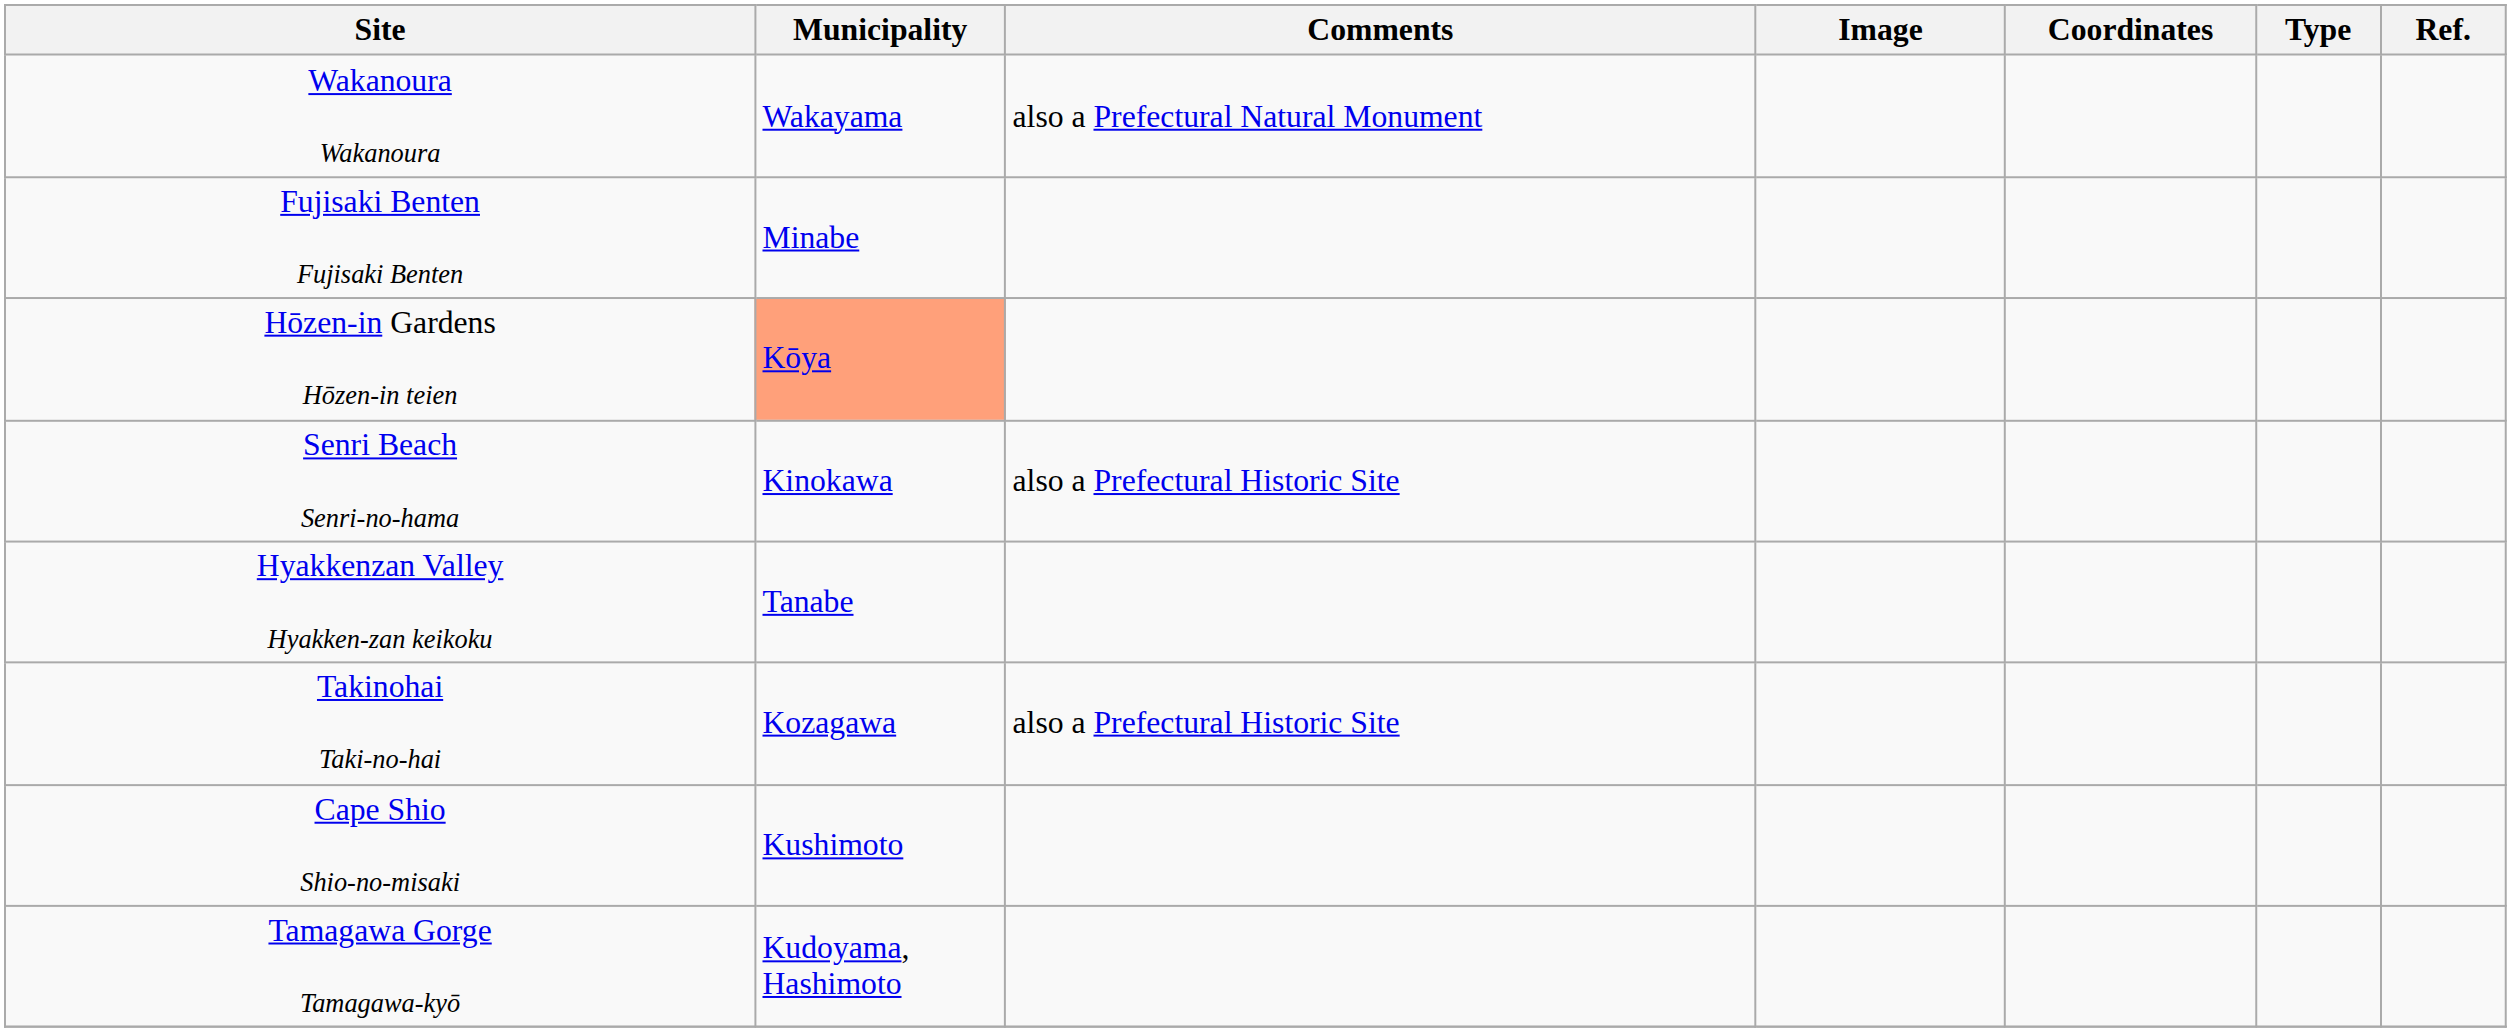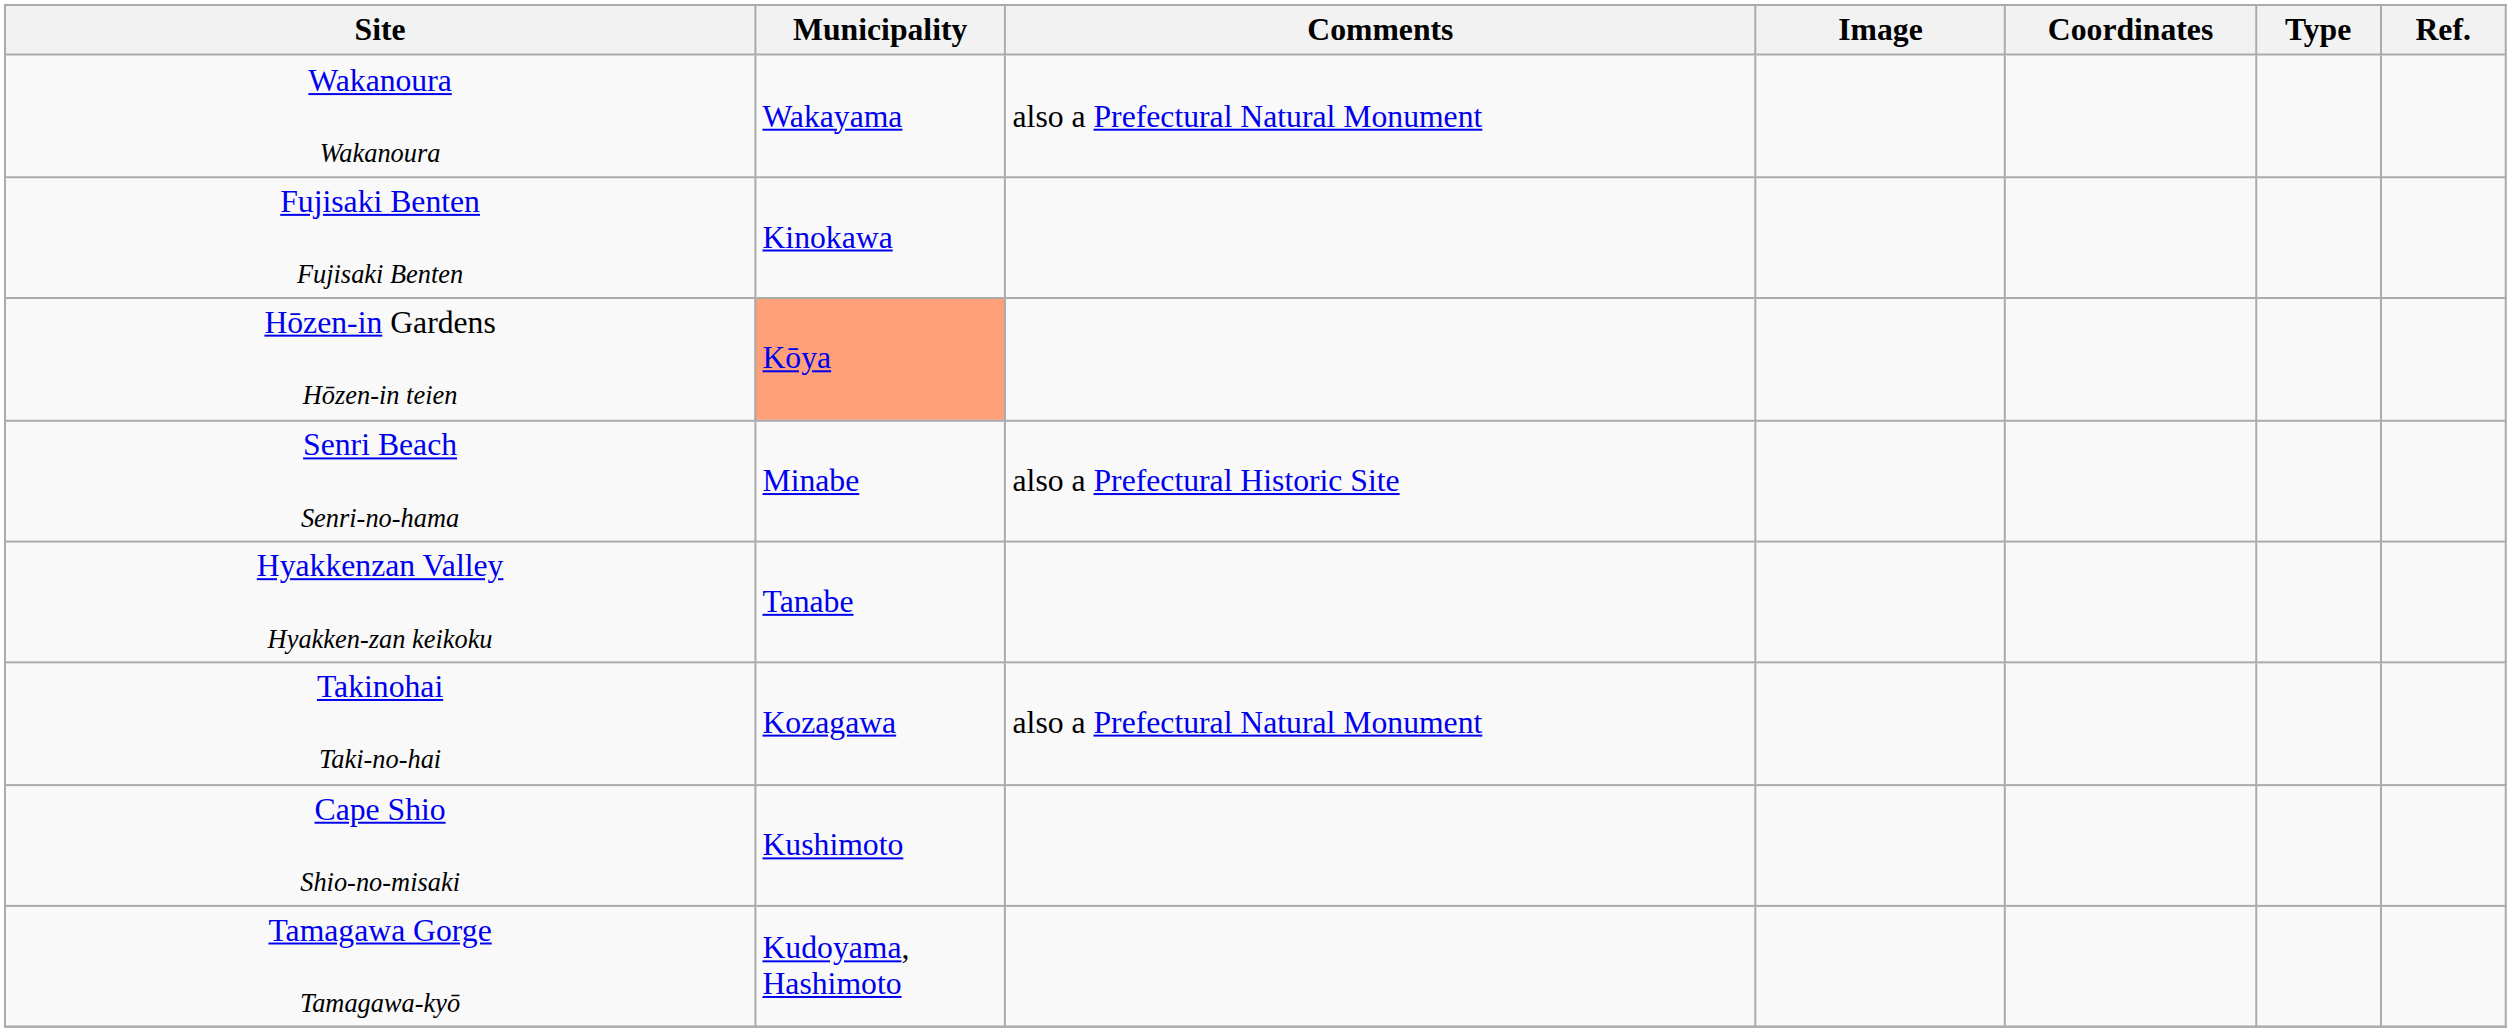(811, 237) Minabe -> (828, 237) Kinokawa
(828, 480) Kinokawa -> (811, 480) Minabe
(1206, 723) also a Prefectural Historic Site -> (1247, 723) also a Prefectural Natural Monument
